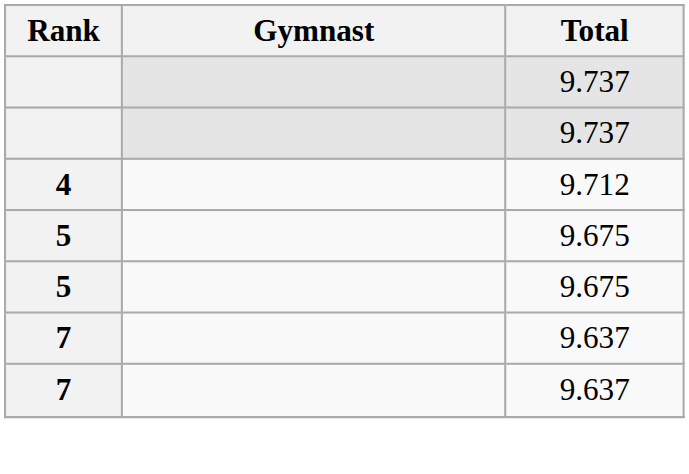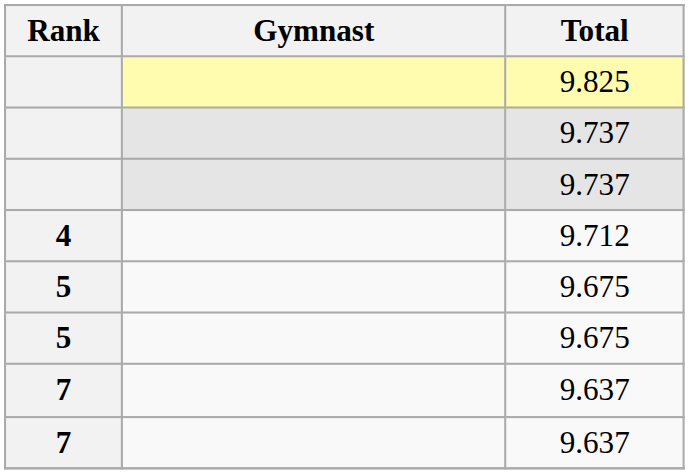+ row: (64, 82)
